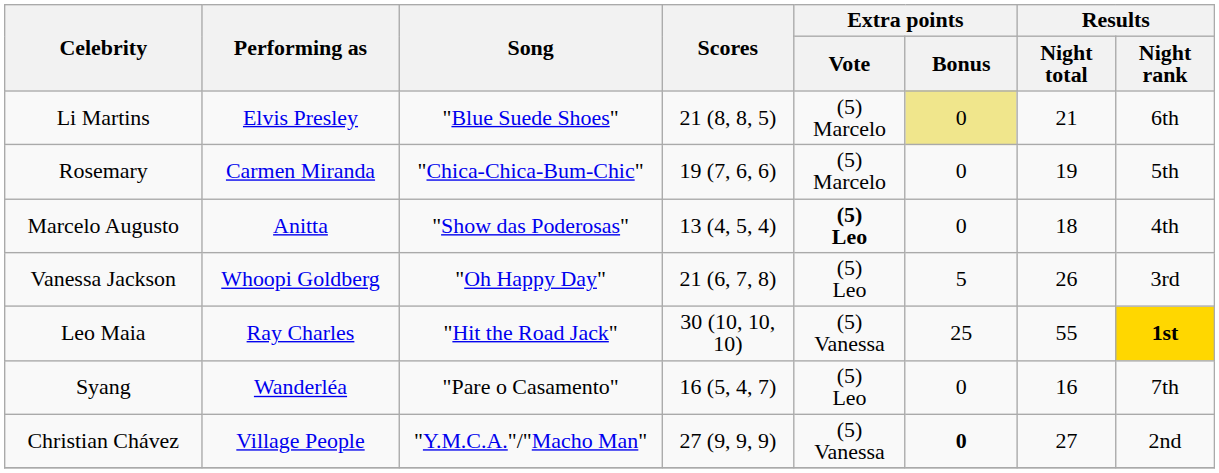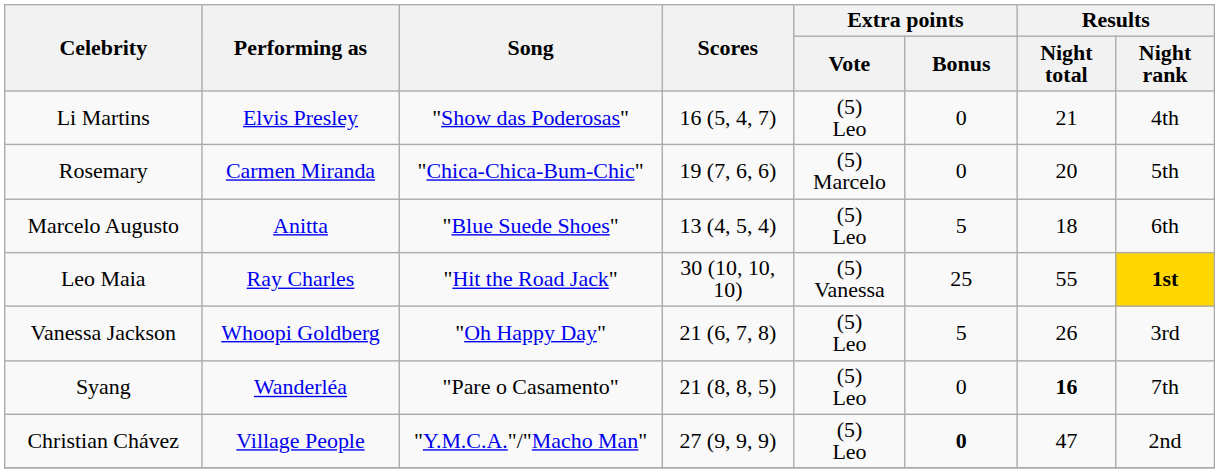(531, 117) "Blue Suede Shoes" -> (531, 117) "Show das Poderosas"
(728, 117) 21 (8, 8, 5) -> (728, 117) 16 (5, 4, 7)
(849, 117) (5) Marcelo -> (849, 117) (5) Leo
(961, 117) khaki background -> (961, 117) no background
(1165, 117) 6th -> (1165, 117) 4th
(1066, 171) 19 -> (1066, 171) 20
(531, 225) "Show das Poderosas" -> (531, 225) "Blue Suede Shoes"
(849, 225) bold -> (849, 225) normal
(961, 225) 0 -> (961, 225) 5
(1165, 225) 4th -> (1165, 225) 6th
rows swapped: (103, 279) <-> (103, 333)
(728, 387) 16 (5, 4, 7) -> (728, 387) 21 (8, 8, 5)
(1066, 387) normal -> (1066, 387) bold
(849, 441) (5) Vanessa -> (849, 441) (5) Leo
(1066, 441) 27 -> (1066, 441) 47
